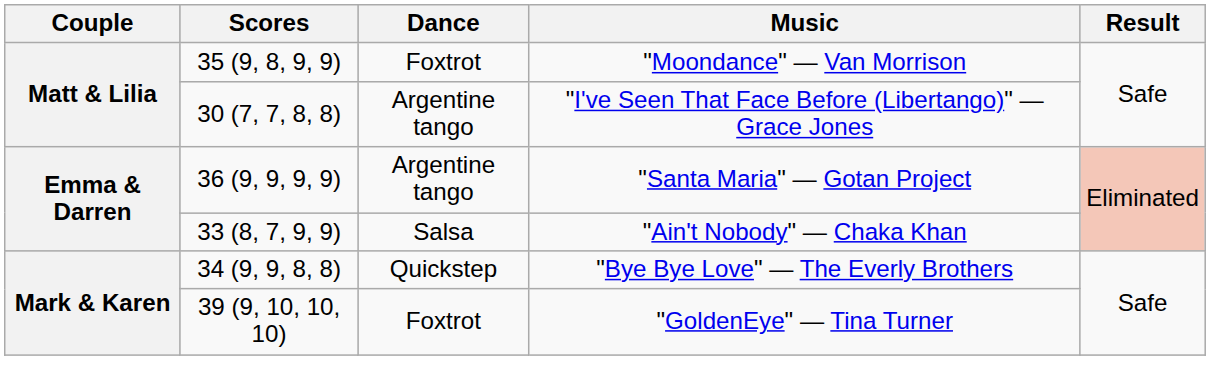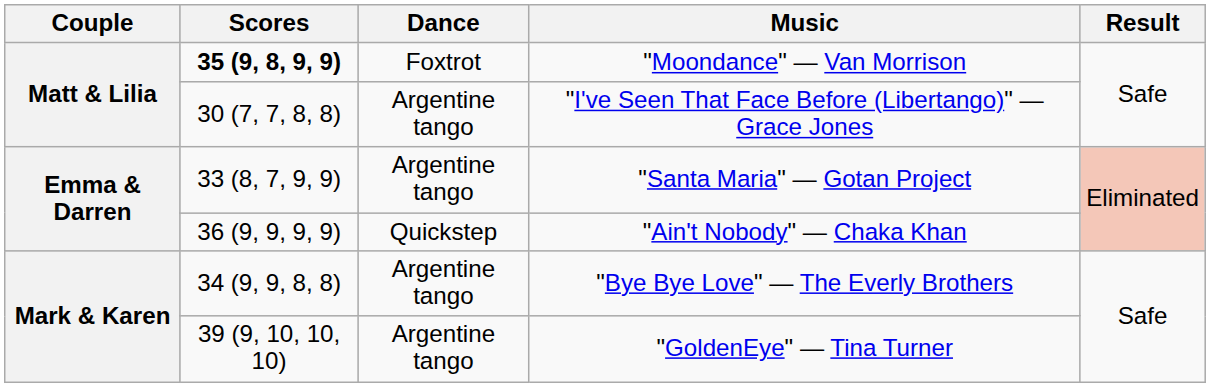(269, 61) normal -> (269, 61) bold
(269, 179) 36 (9, 9, 9, 9) -> (269, 179) 33 (8, 7, 9, 9)
(269, 231) 33 (8, 7, 9, 9) -> (269, 231) 36 (9, 9, 9, 9)
(443, 231) Salsa -> (443, 231) Quickstep
(443, 269) Quickstep -> (443, 283) Argentine tango
(443, 321) Foxtrot -> (443, 348) Argentine tango
